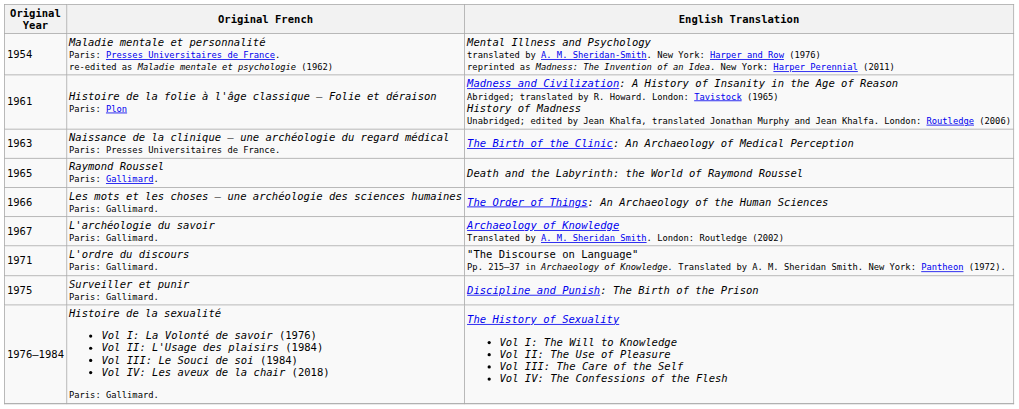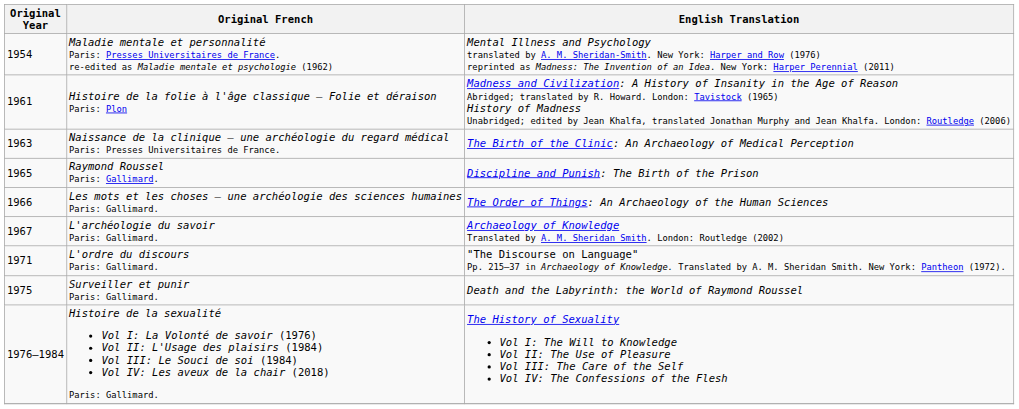(635, 173) Death and the Labyrinth: the World of Raymond Roussel -> (613, 173) Discipline and Punish: The Birth of the Prison
(613, 290) Discipline and Punish: The Birth of the Prison -> (635, 290) Death and the Labyrinth: the World of Raymond Roussel
